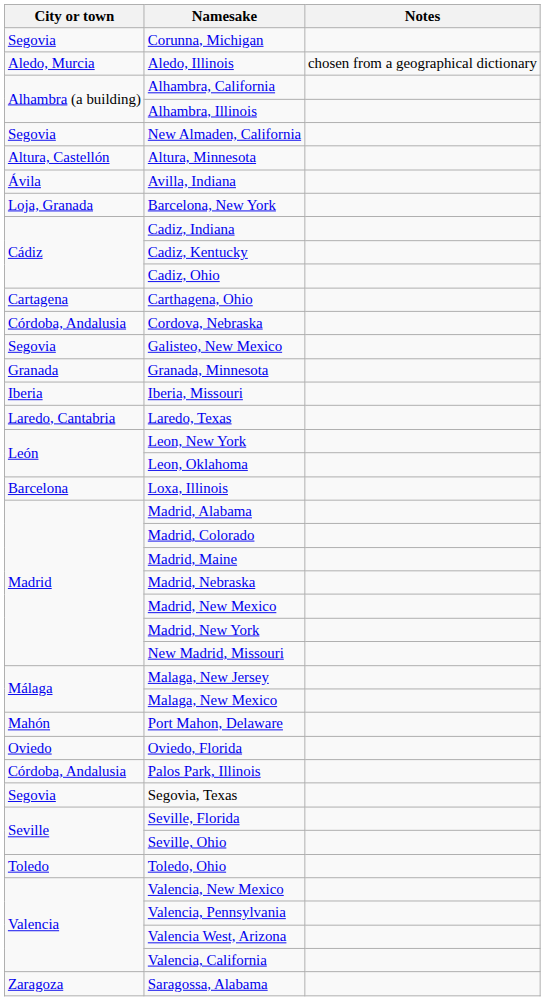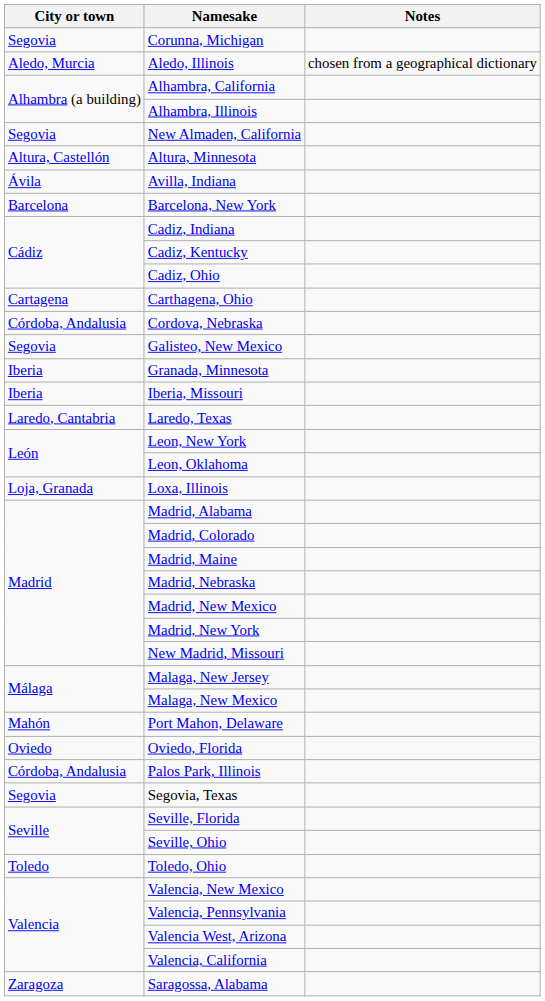(50, 205) Loja, Granada -> (38, 205) Barcelona
(33, 370) Granada -> (25, 370) Iberia
(38, 488) Barcelona -> (50, 488) Loja, Granada
